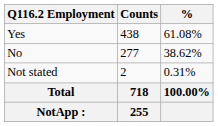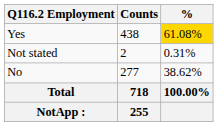(183, 33) no background -> (183, 33) gold background
rows swapped: (15, 53) <-> (32, 72)
